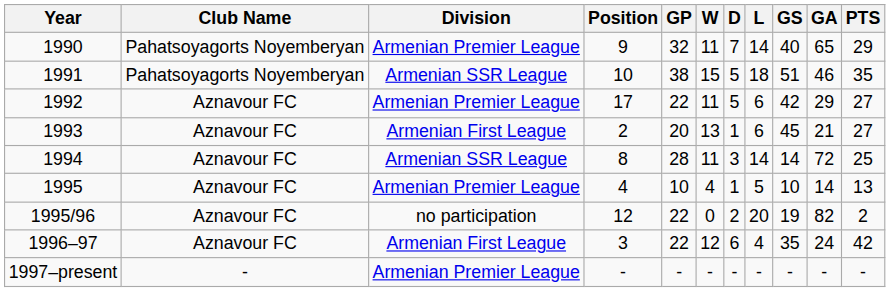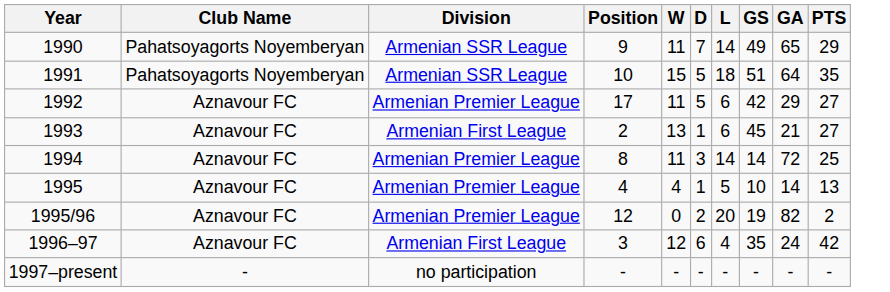- column: (679, 18)
(476, 46) Armenian Premier League -> (476, 46) Armenian SSR League
(790, 46) 40 -> (756, 46) 49
(824, 74) 46 -> (790, 74) 64
(476, 159) Armenian SSR League -> (476, 159) Armenian Premier League
(476, 215) no participation -> (476, 215) Armenian Premier League
(476, 272) Armenian Premier League -> (476, 272) no participation
